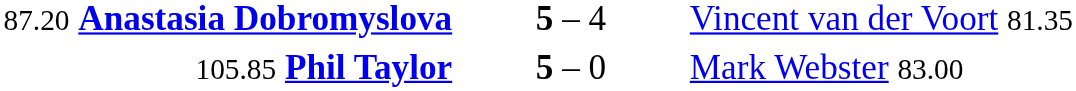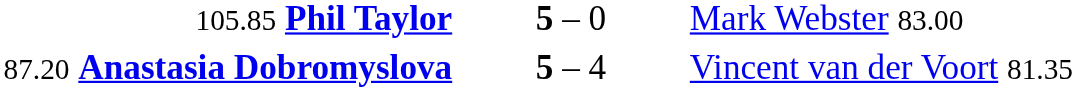rows swapped: (228, 18) <-> (324, 67)
